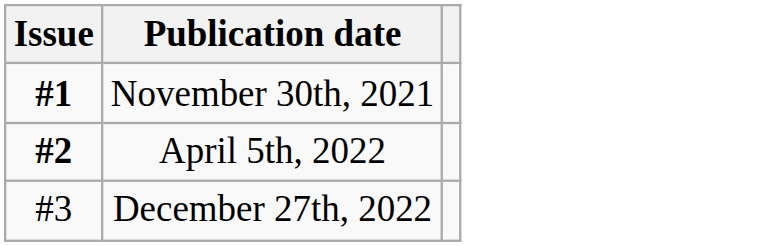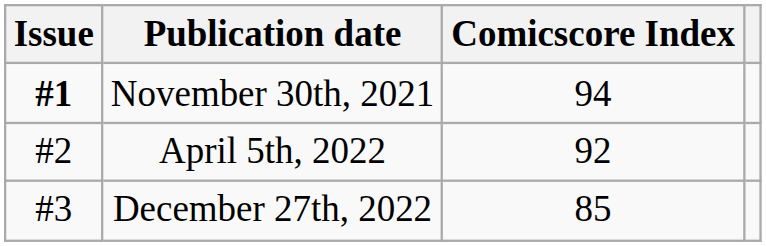+ column: (593, 33)
(54, 151) bold -> (54, 151) normal
